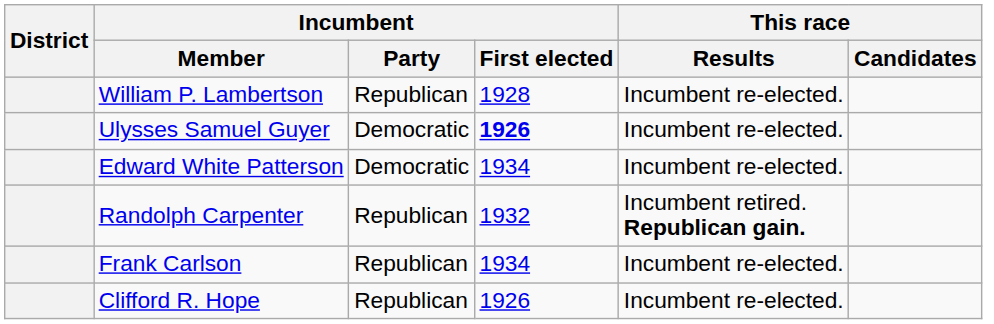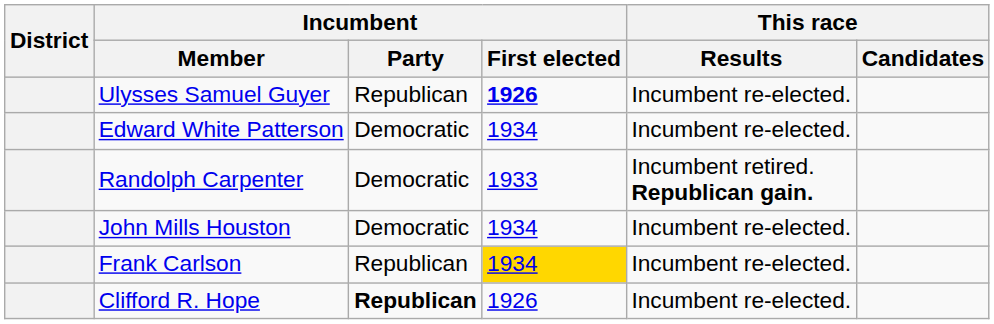- row: (211, 94)
(412, 130) Democratic -> (411, 94) Republican
(411, 215) Republican -> (412, 179) Democratic
(505, 215) 1932 -> (512, 179) 1933
+ row: (195, 228)
(505, 264) no background -> (512, 264) gold background
(411, 300) normal -> (415, 300) bold
